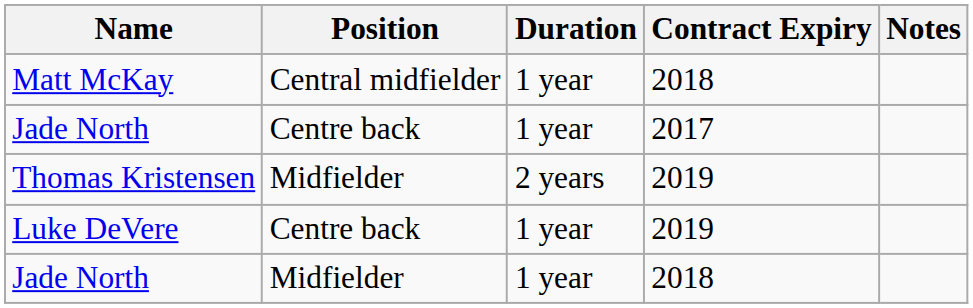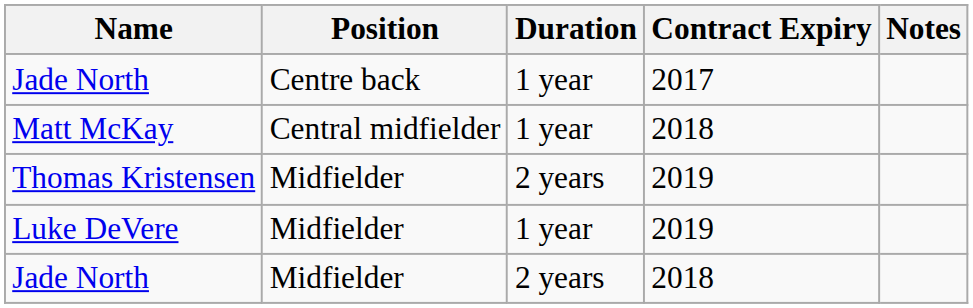rows swapped: (81, 128) <-> (93, 79)
(345, 228) Centre back -> (337, 228) Midfielder
(554, 278) 1 year -> (560, 278) 2 years
